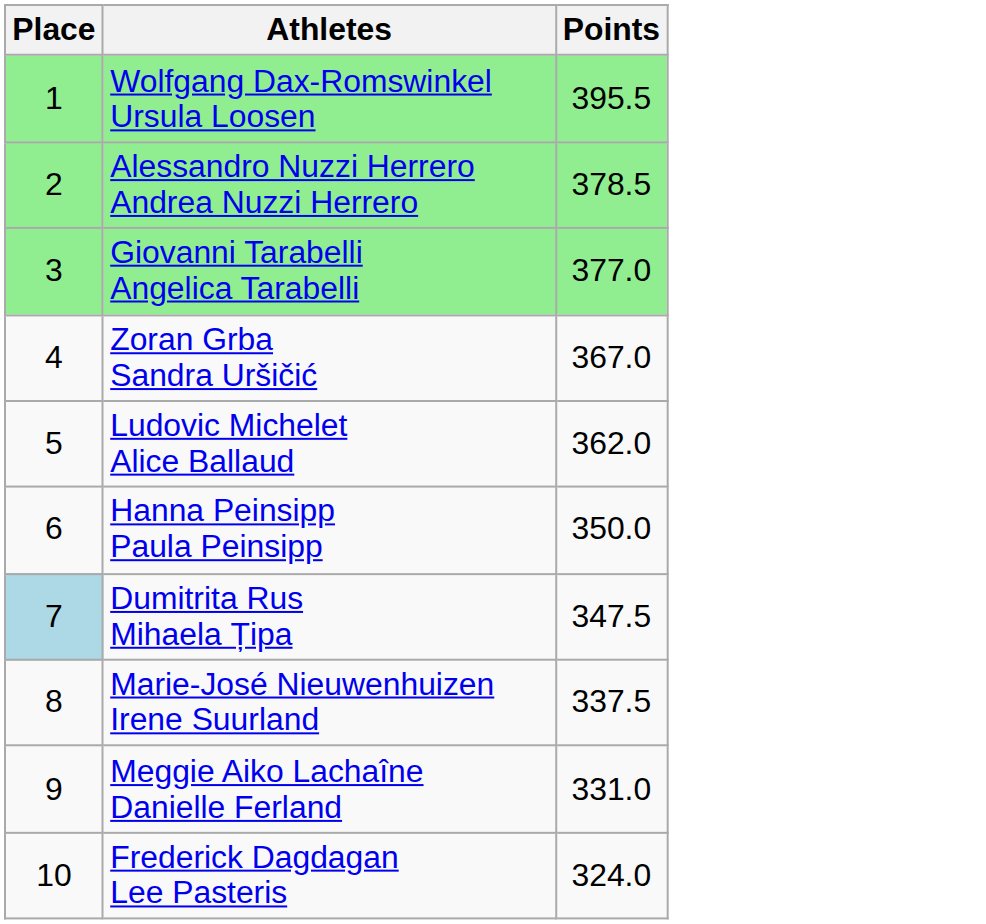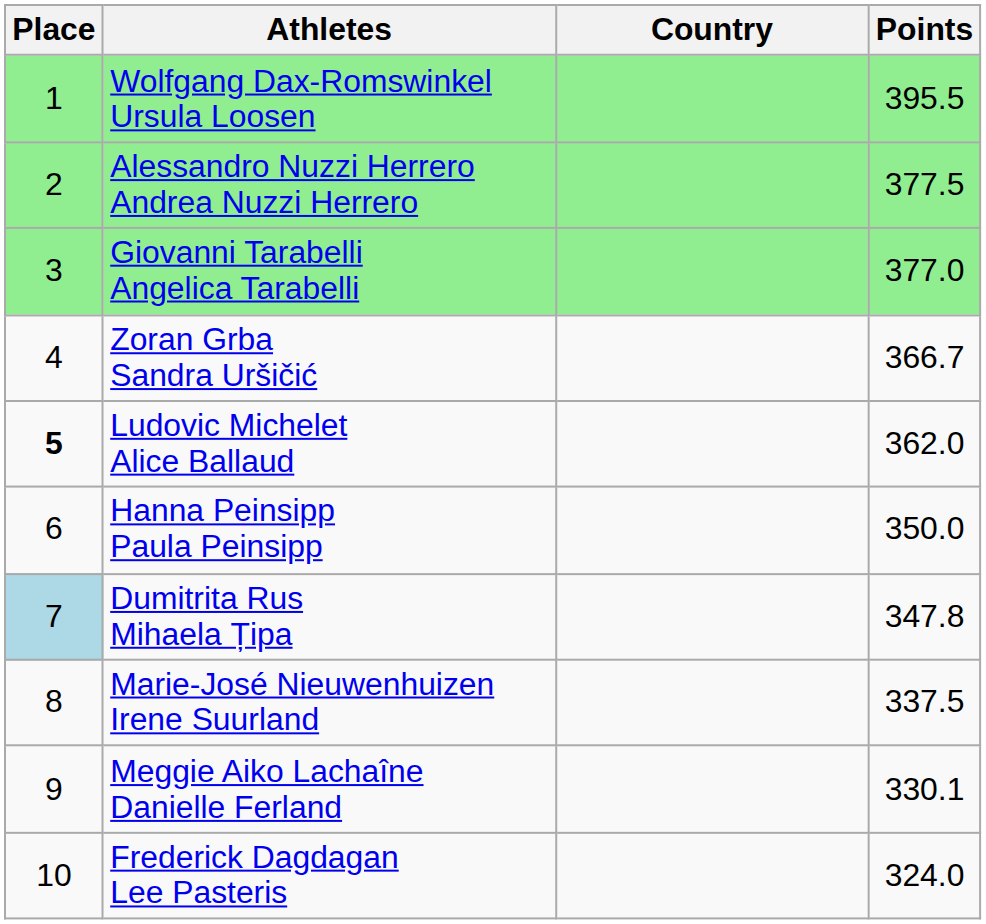+ column: (712, 29)
(611, 184) 378.5 -> (925, 184) 377.5
(611, 357) 367.0 -> (925, 357) 366.7
(54, 443) normal -> (54, 443) bold
(611, 616) 347.5 -> (925, 616) 347.8
(611, 788) 331.0 -> (925, 788) 330.1
